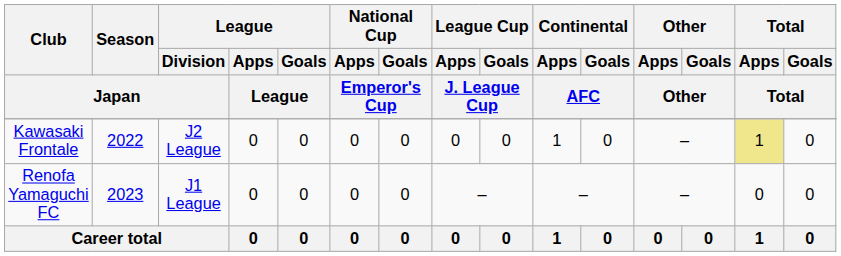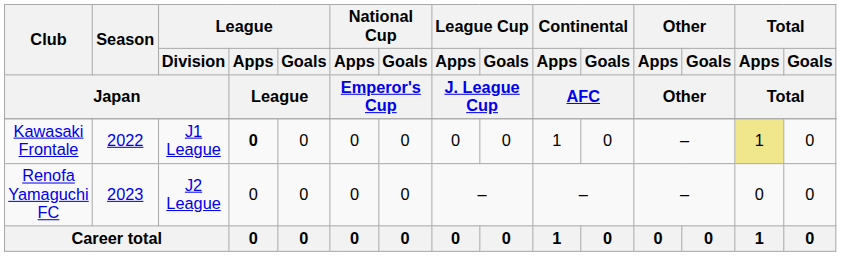(194, 140) J2 League -> (194, 140) J1 League
(253, 140) normal -> (253, 140) bold
(194, 194) J1 League -> (194, 194) J2 League
